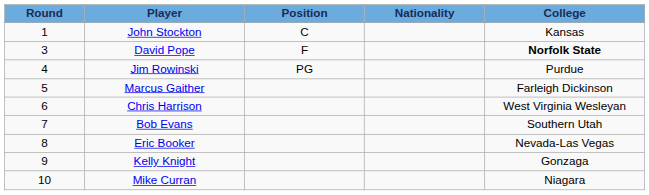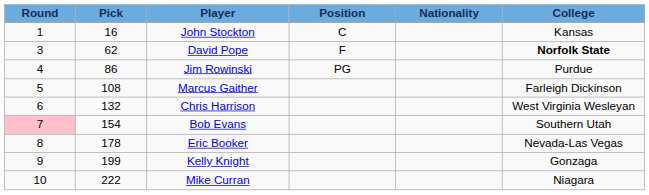+ column: (111, 13)
(44, 124) no background -> (40, 124) pink background
